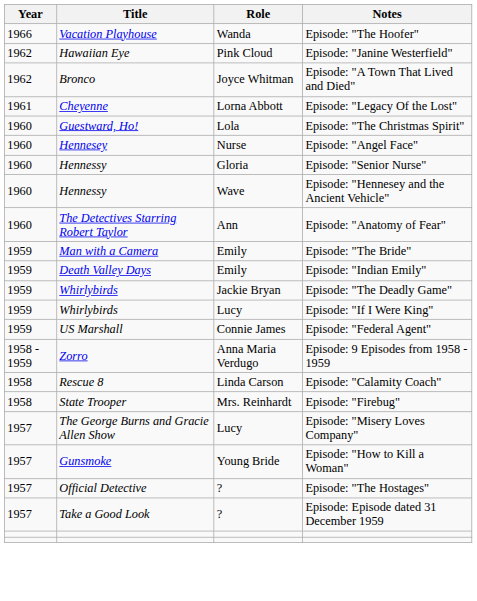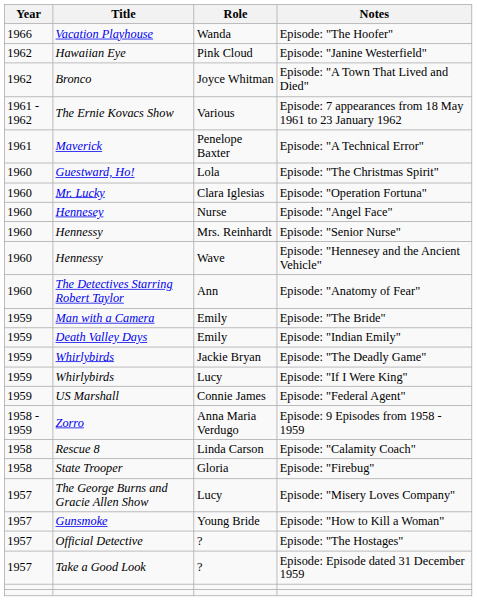+ row: (115, 113)
- row: (84, 106)
+ row: (79, 146)
+ row: (80, 192)
(232, 164) Gloria -> (234, 231) Mrs. Reinhardt
(254, 401) Mrs. Reinhardt -> (213, 468) Gloria
